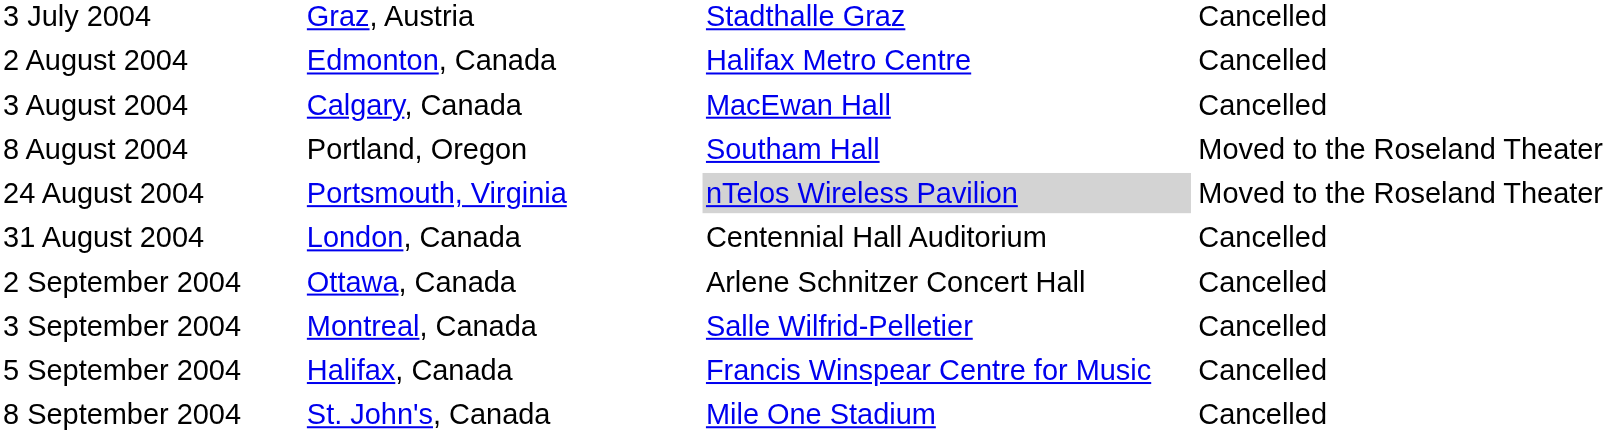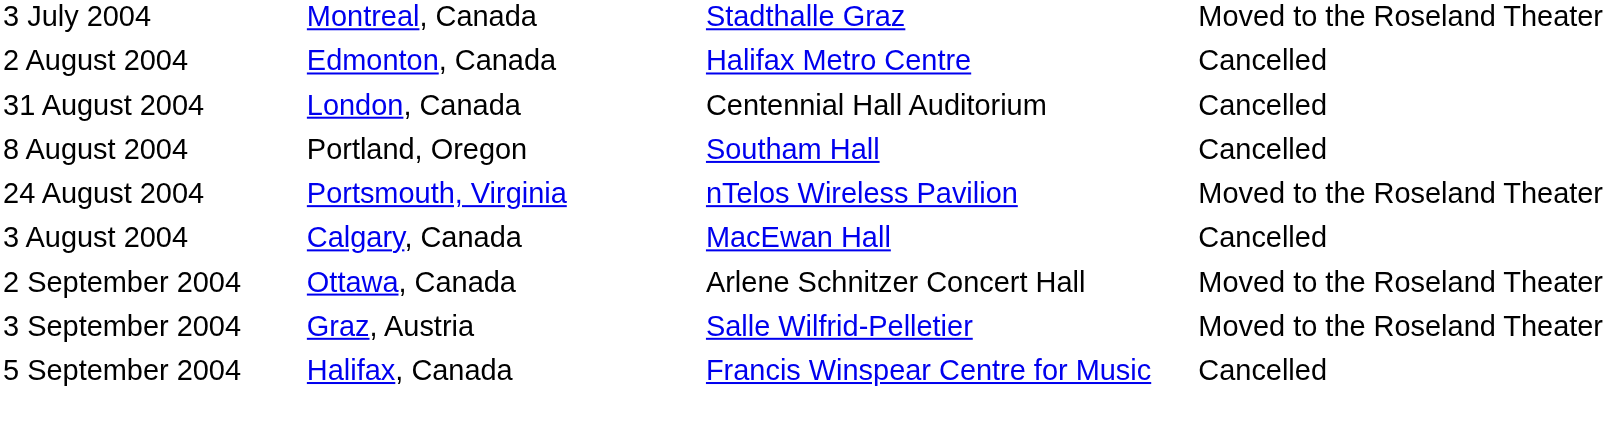(390, 16) Graz, Austria -> (422, 16) Montreal, Canada
(1263, 16) Cancelled -> (1401, 16) Moved to the Roseland Theater
rows swapped: (96, 105) <-> (104, 237)
(1401, 149) Moved to the Roseland Theater -> (1263, 149) Cancelled
(862, 193) lightgrey background -> (862, 193) no background
(1263, 282) Cancelled -> (1401, 282) Moved to the Roseland Theater
(422, 326) Montreal, Canada -> (390, 326) Graz, Austria
(1263, 326) Cancelled -> (1401, 326) Moved to the Roseland Theater
- row: (122, 414)
